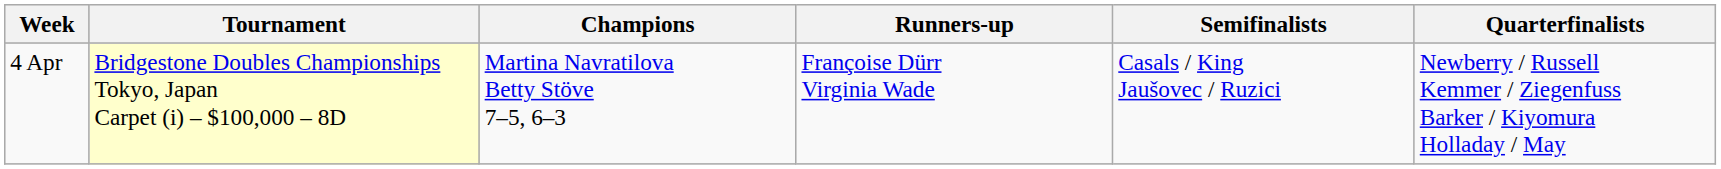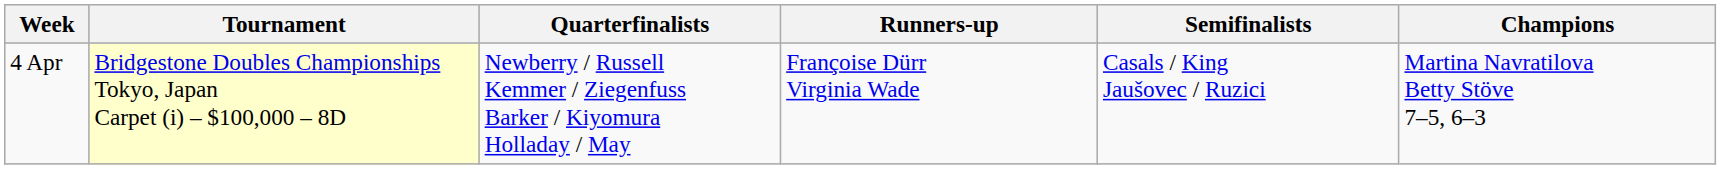columns swapped: (638, 23) <-> (1565, 23)
